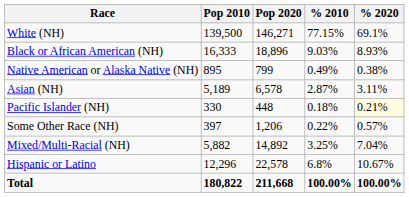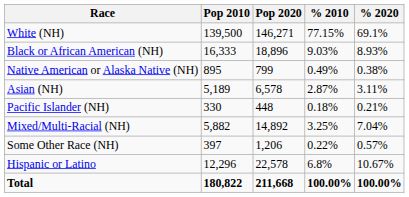(372, 107) lightyellow background -> (372, 107) no background
rows swapped: (63, 126) <-> (68, 145)
